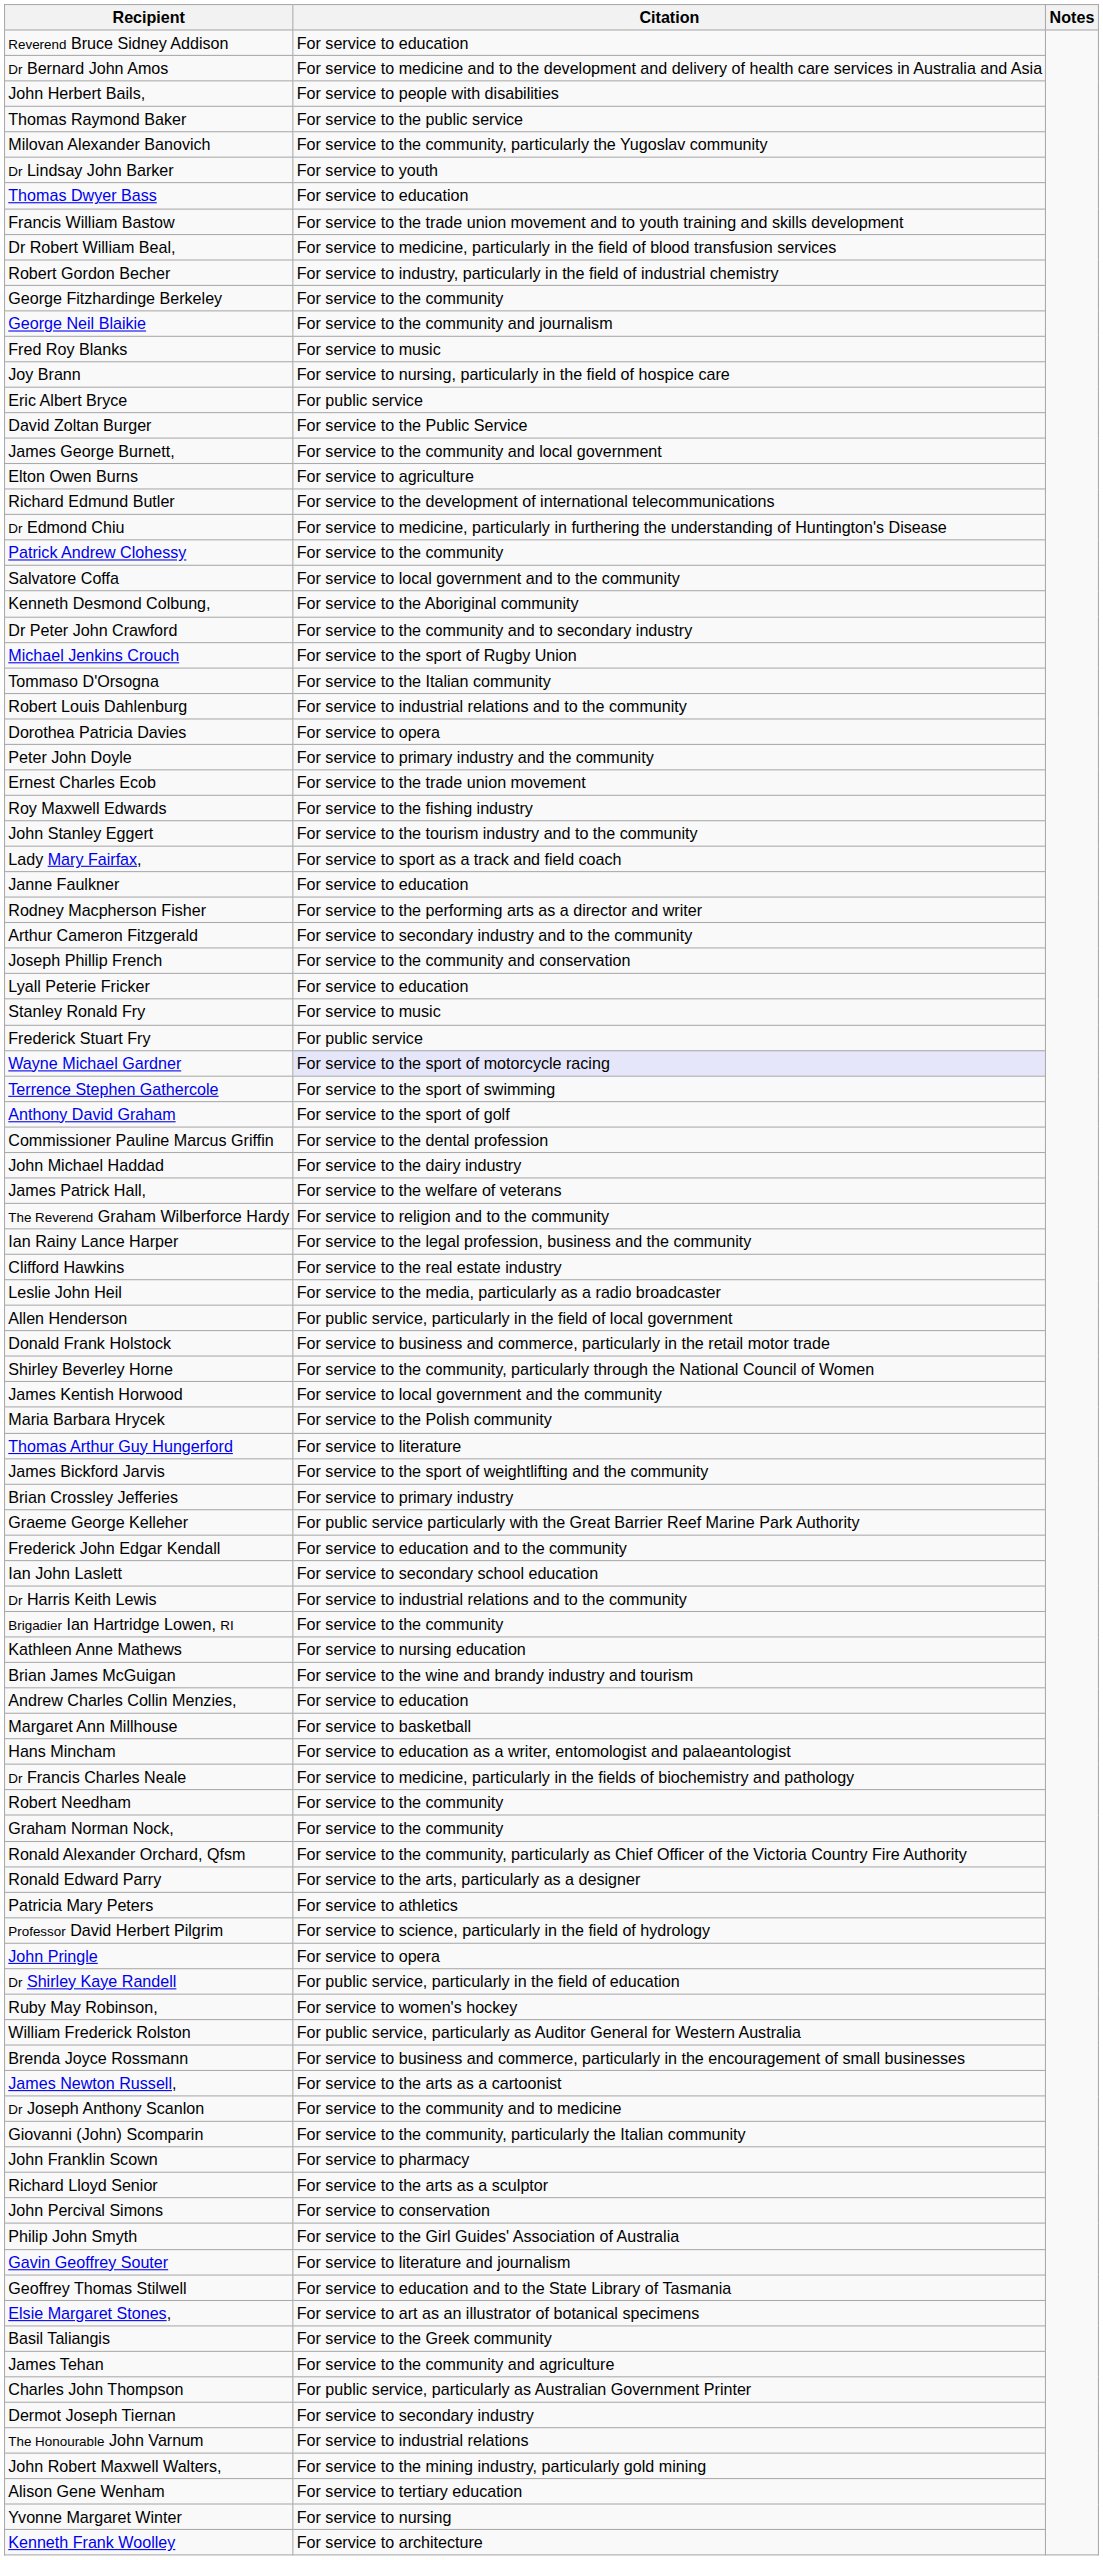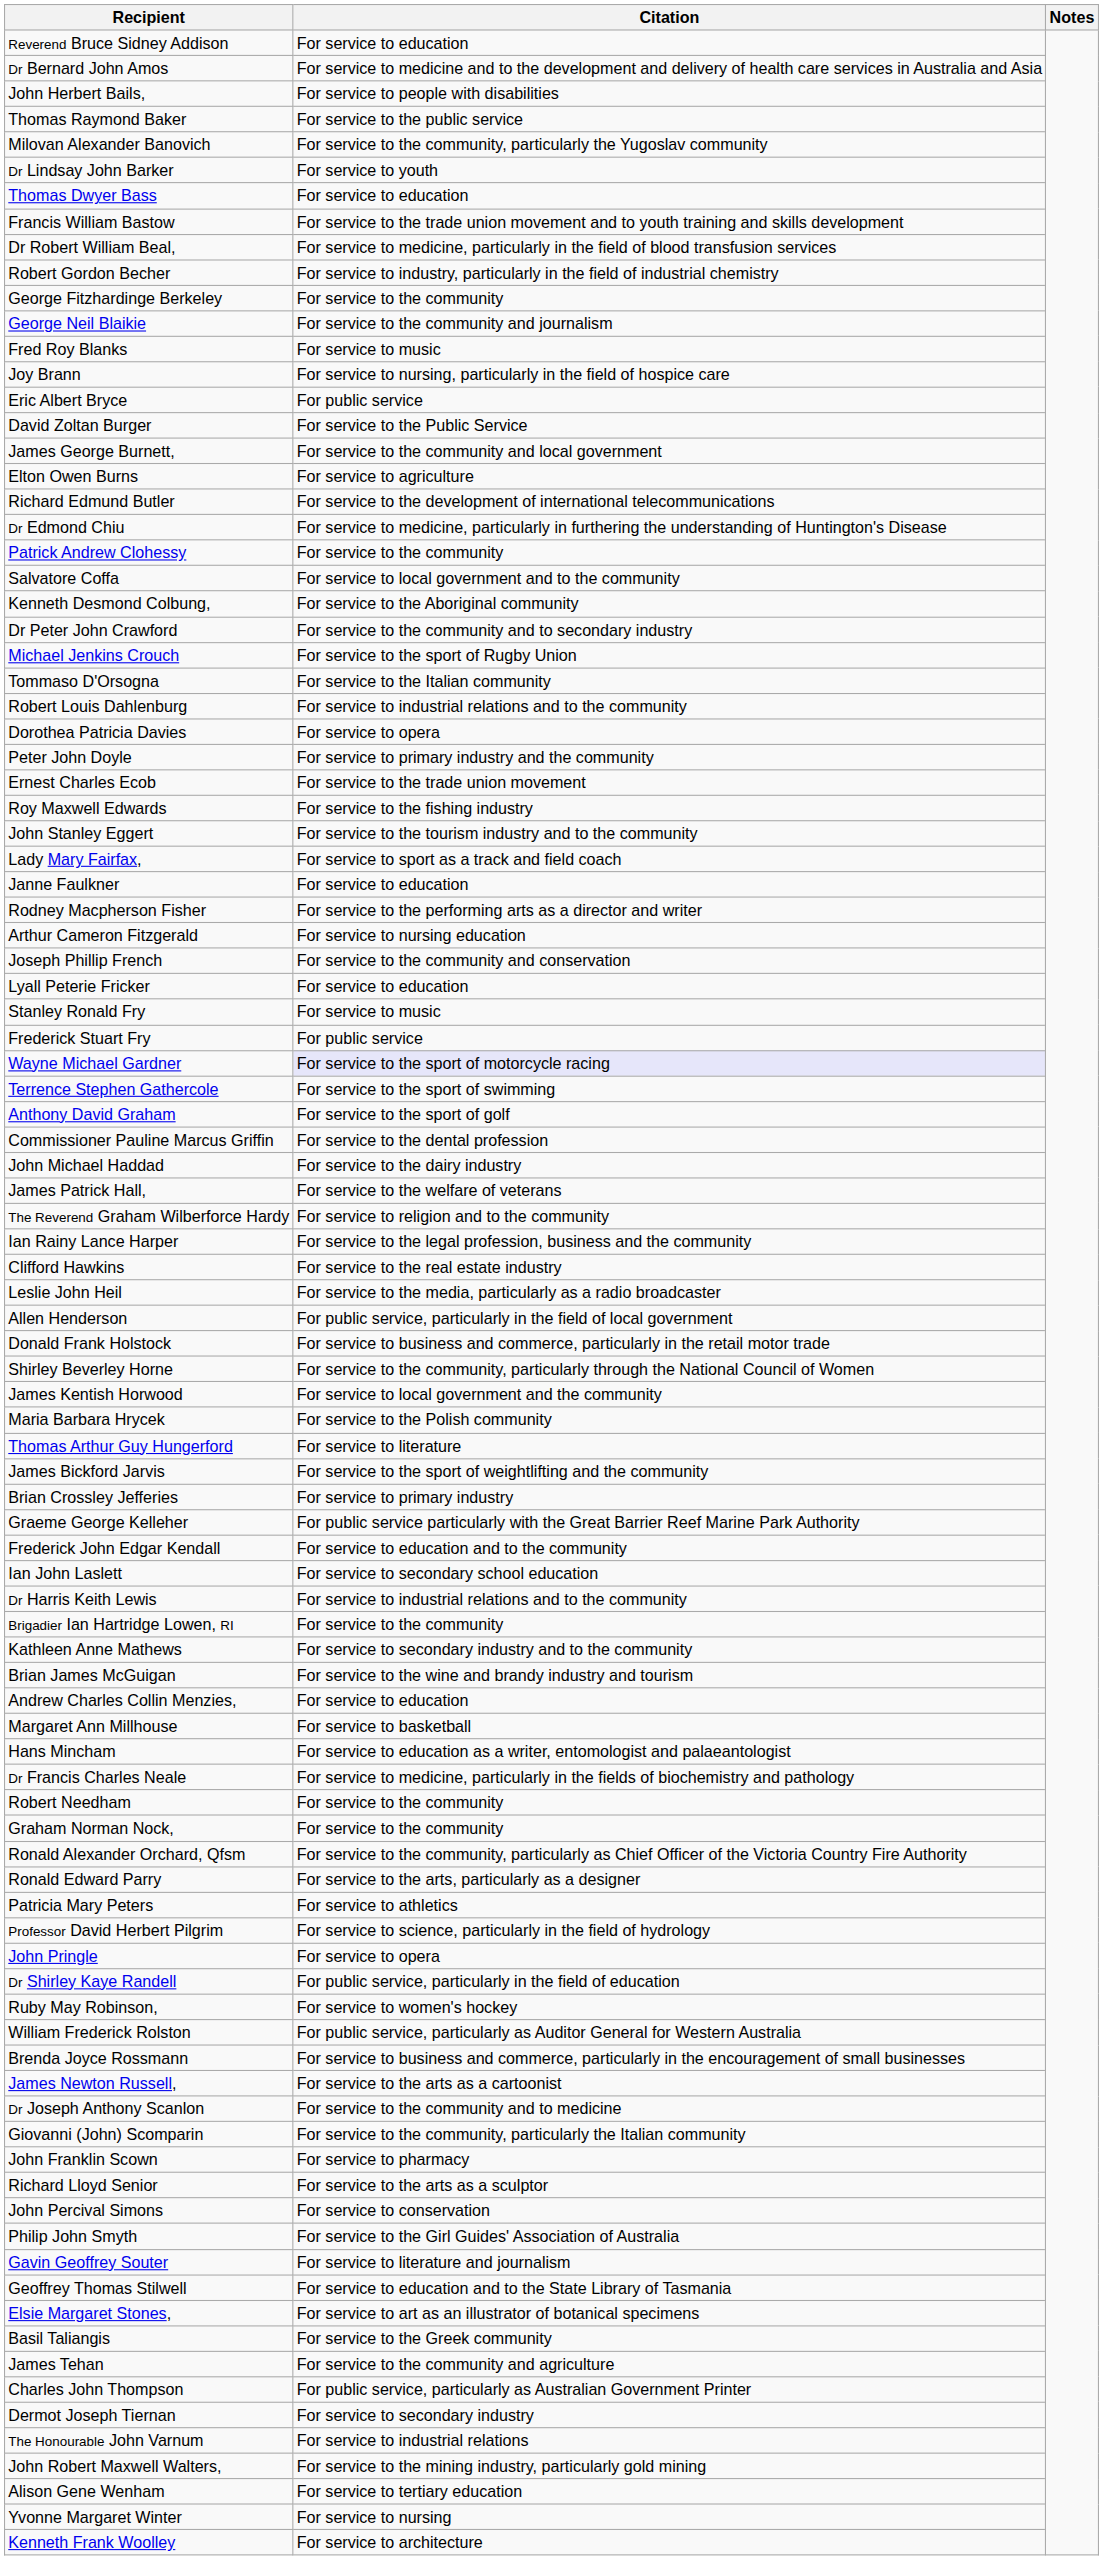(494, 936) For service to secondary industry and to the community -> (411, 936) For service to nursing education
(411, 1650) For service to nursing education -> (494, 1650) For service to secondary industry and to the community
